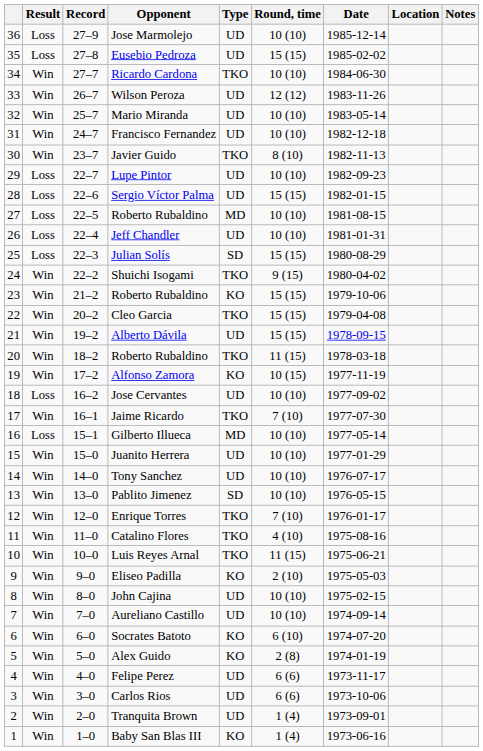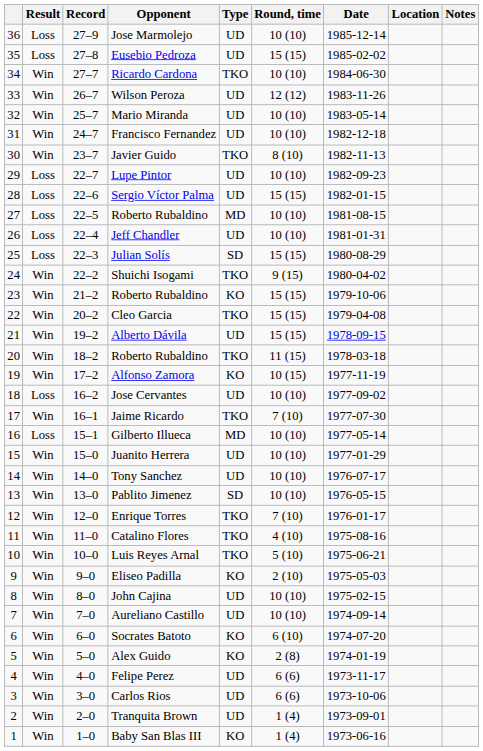(288, 555) 11 (15) -> (288, 555) 5 (10)
